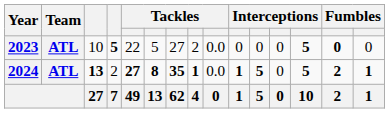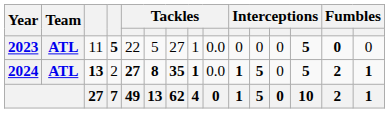(96, 47) 10 -> (96, 47) 11
(195, 47) 2 -> (195, 47) 1
